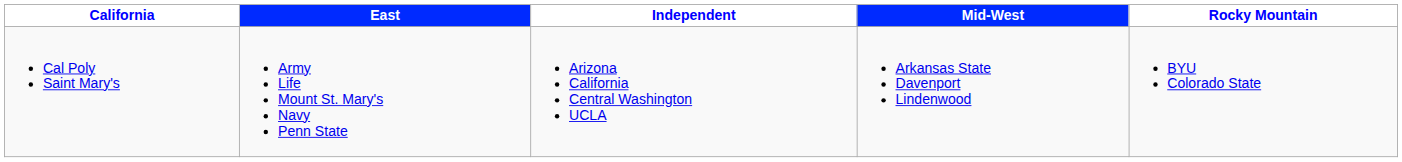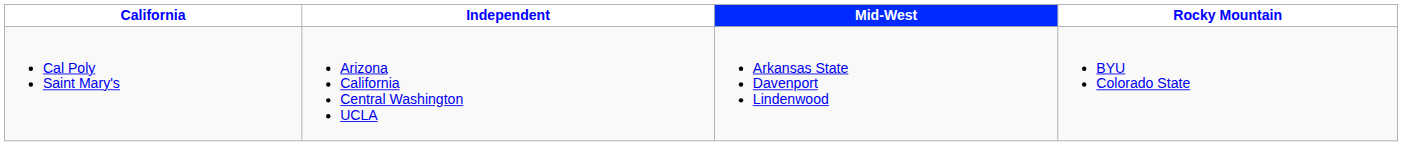- column: (385, 15)
